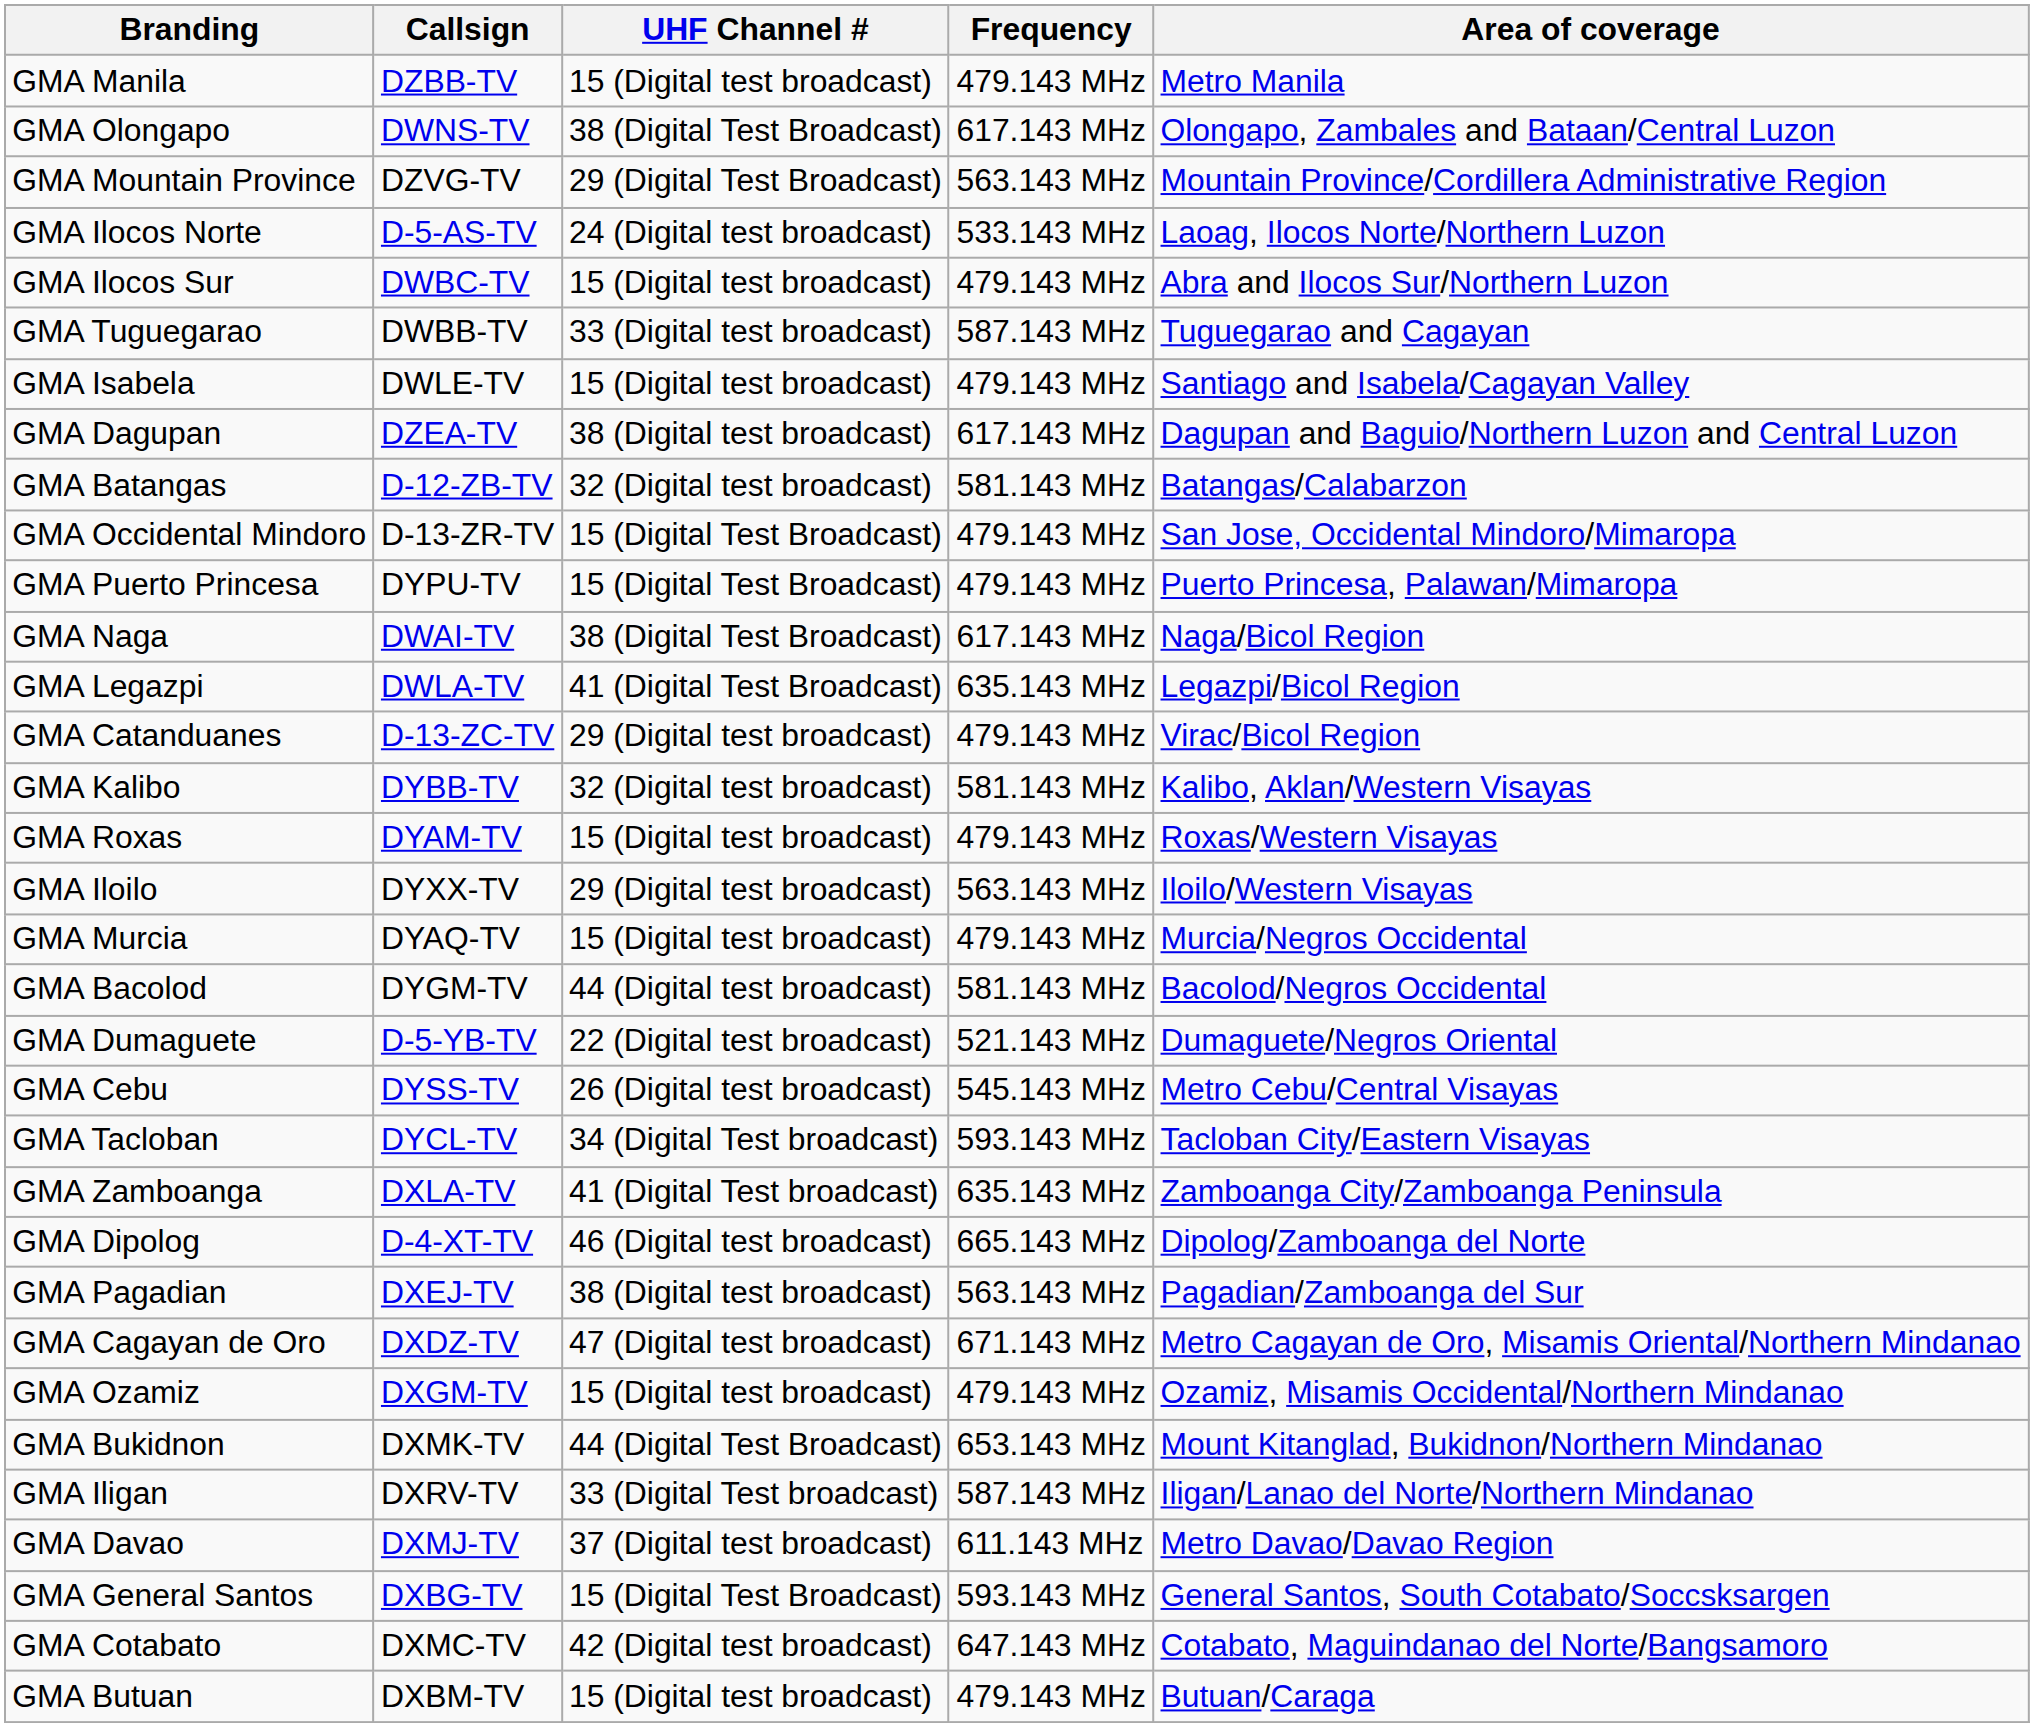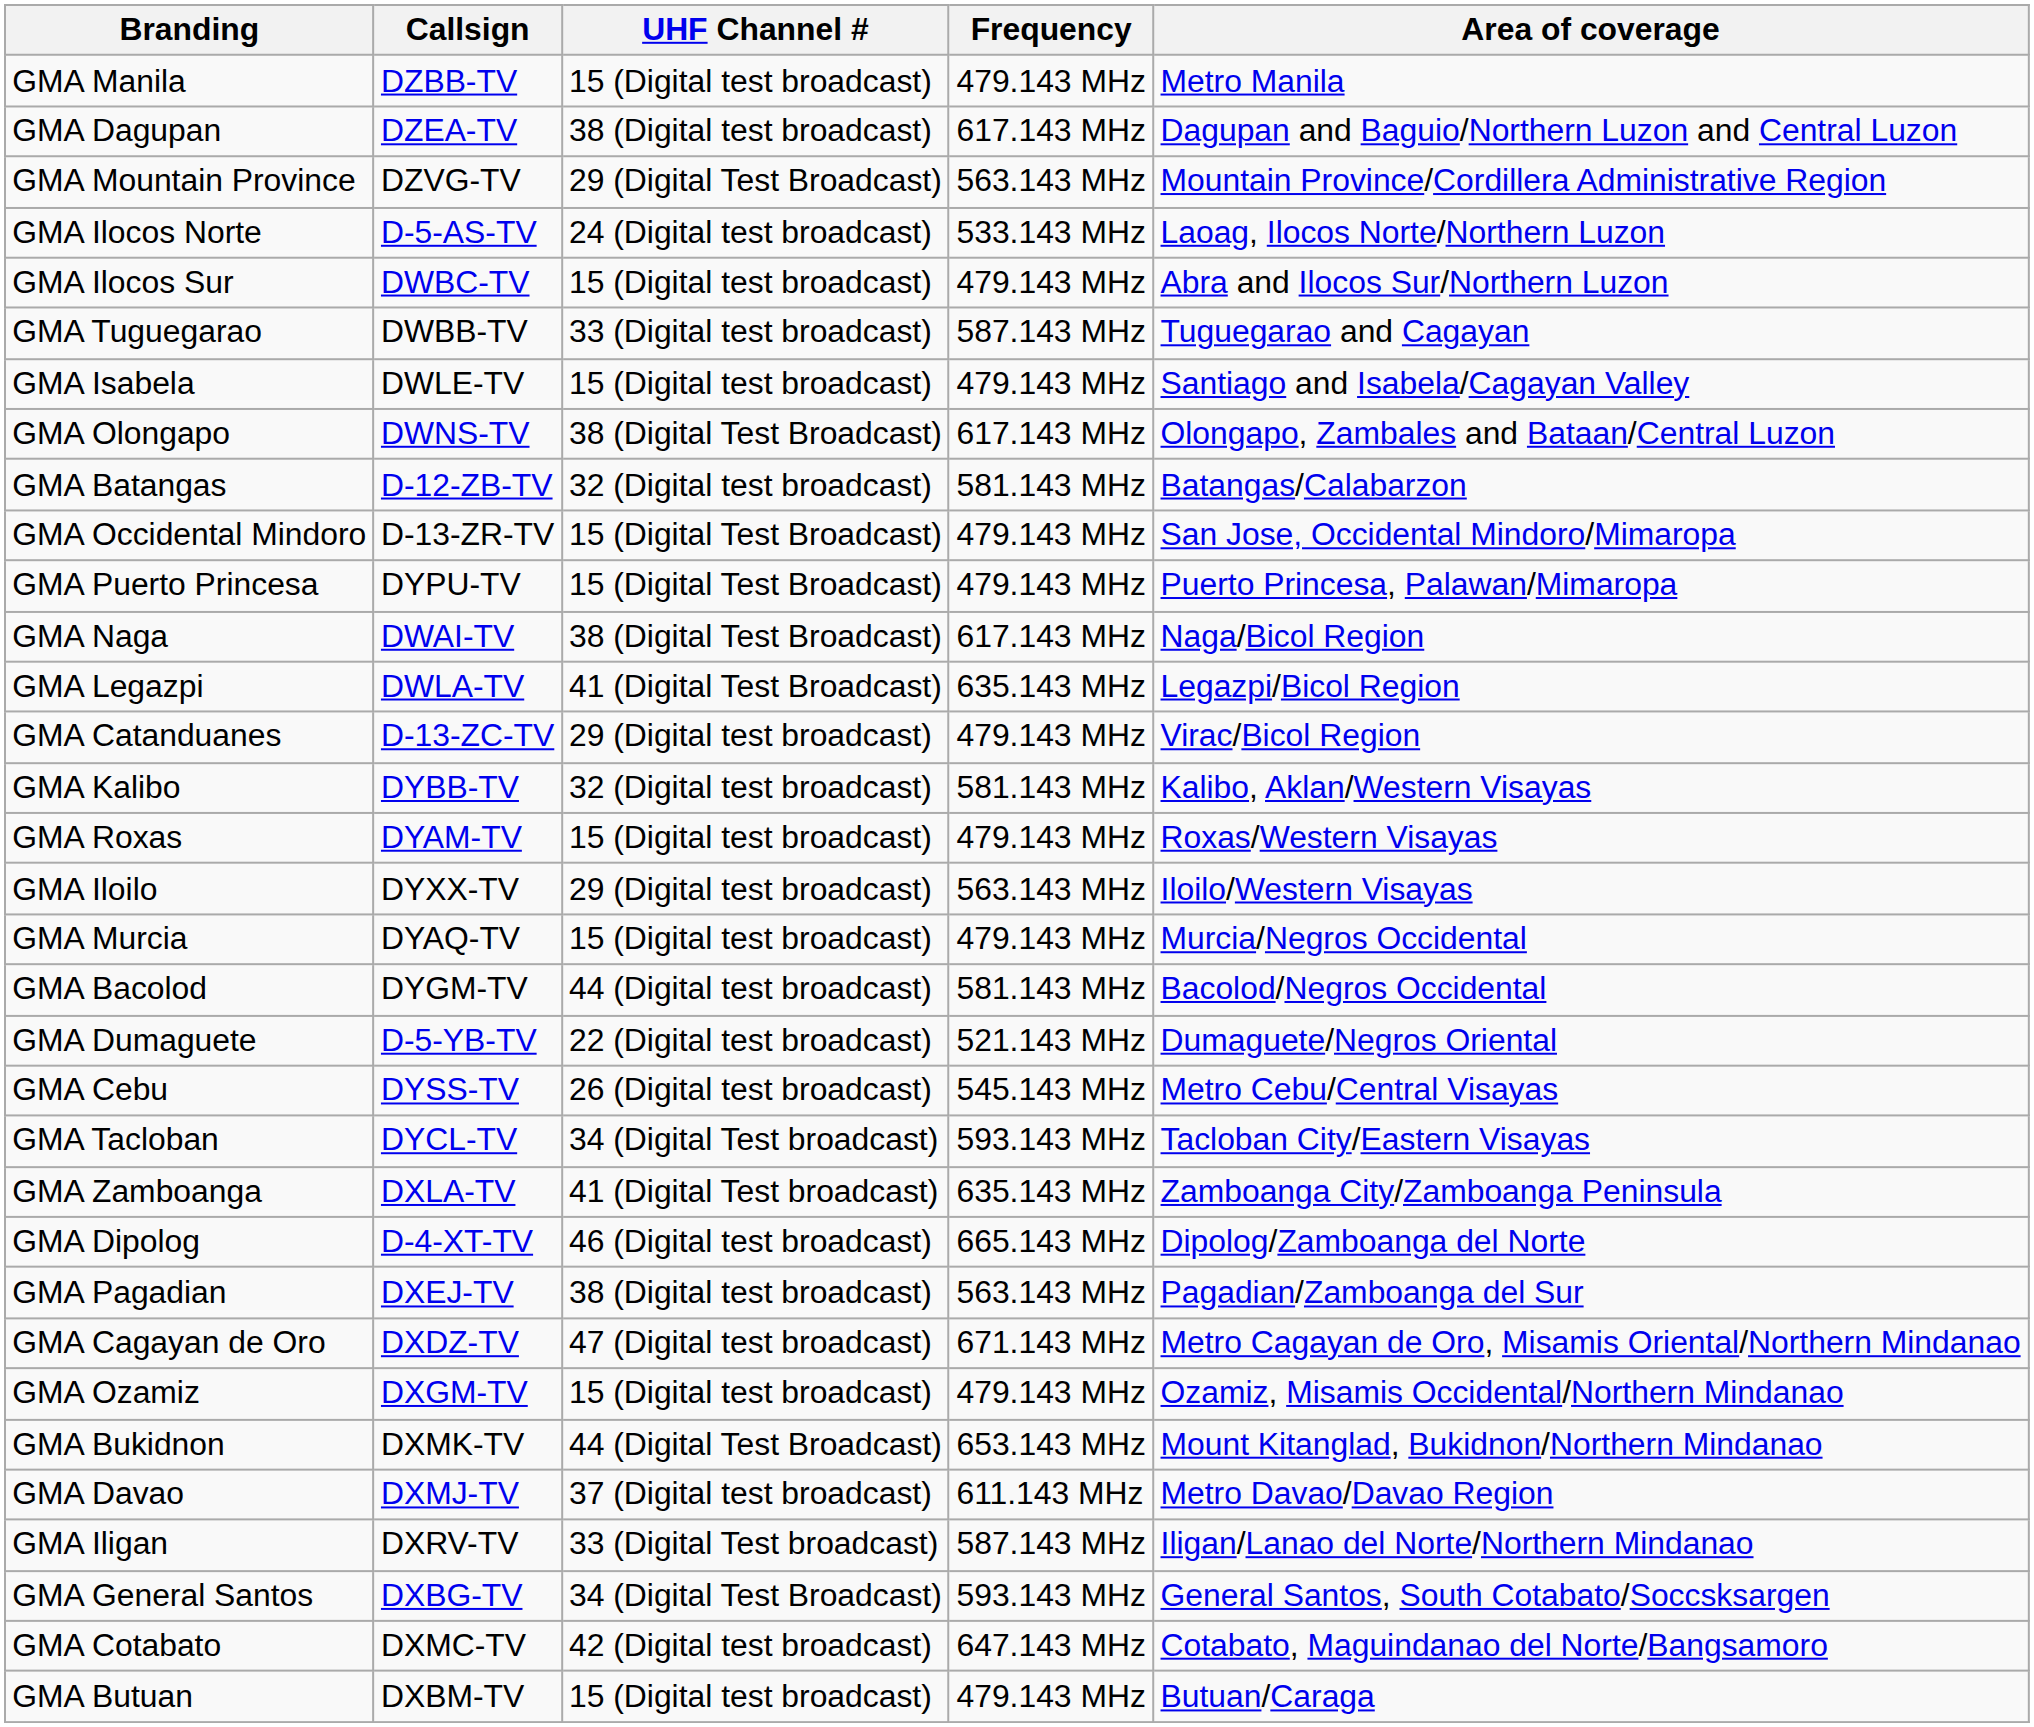rows swapped: (117, 433) <-> (121, 130)
rows swapped: (90, 1494) <-> (98, 1544)
(755, 1595) 15 (Digital Test Broadcast) -> (755, 1595) 34 (Digital Test Broadcast)
